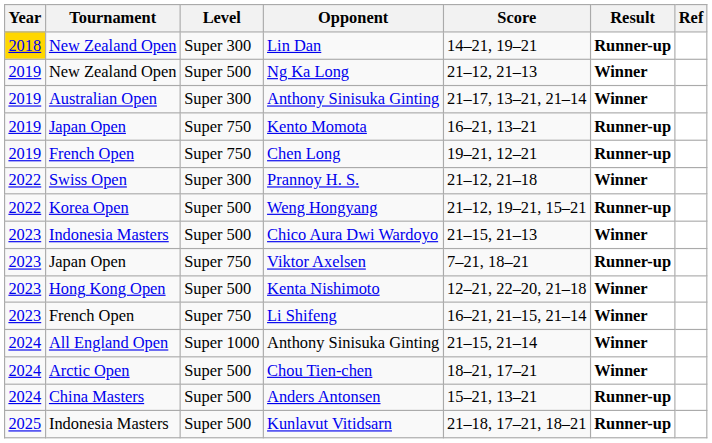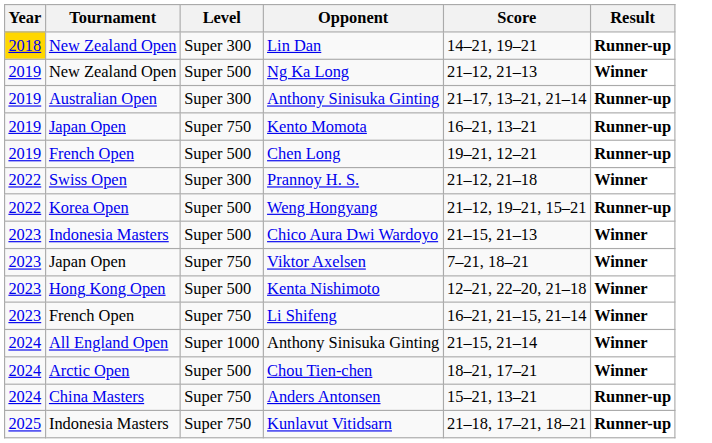- column: (691, 18)
(621, 99) Winner -> (633, 99) Runner-up
(218, 153) Super 750 -> (218, 153) Super 500
(633, 262) Runner-up -> (621, 262) Winner
(218, 397) Super 500 -> (218, 397) Super 750
(218, 424) Super 500 -> (218, 424) Super 750
